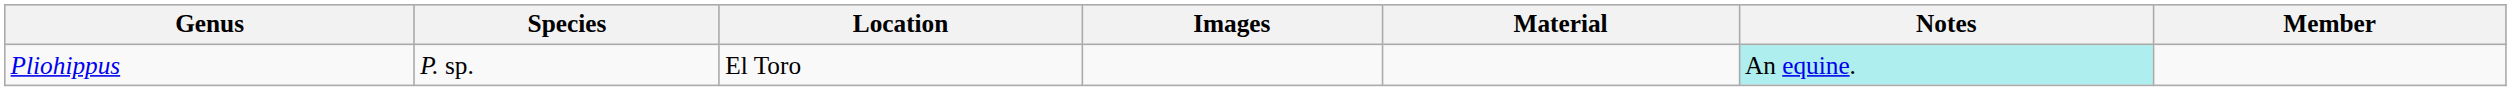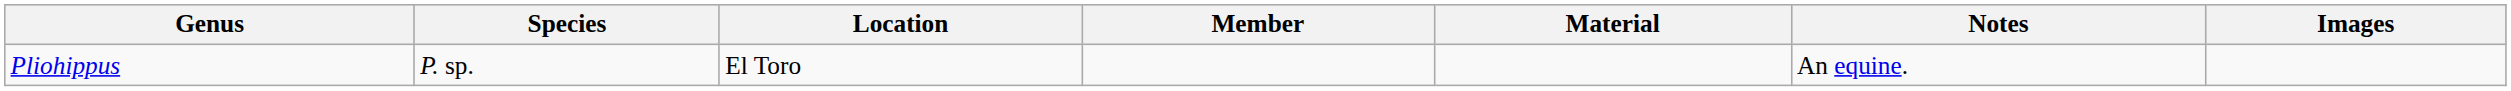columns swapped: (2330, 24) <-> (1232, 24)
(1800, 64) paleturquoise background -> (1853, 64) no background
